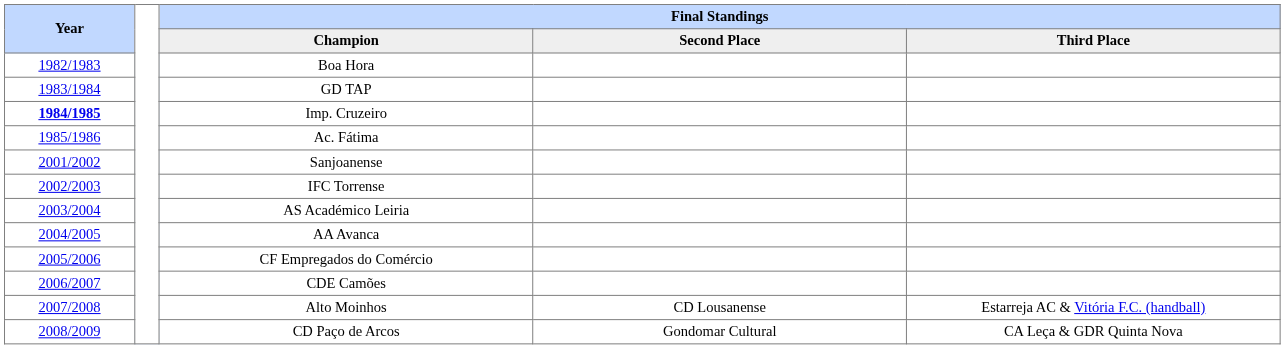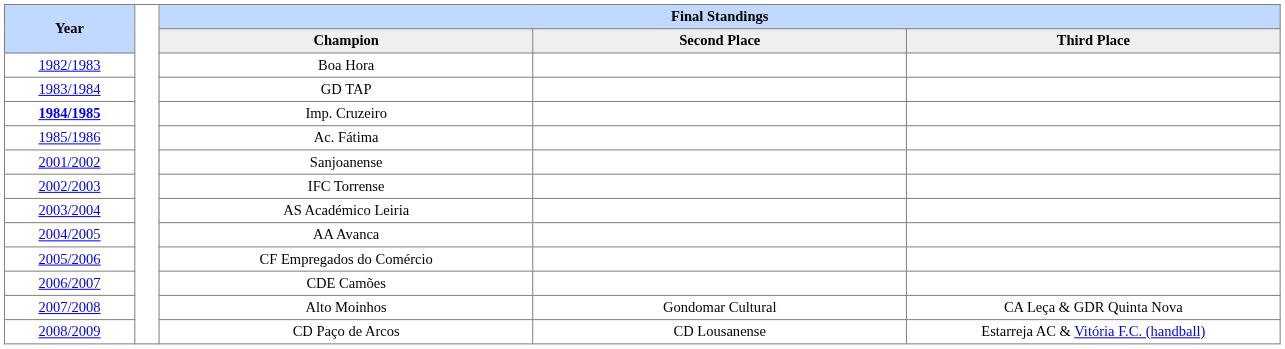(720, 307) CD Lousanense -> (720, 307) Gondomar Cultural
(1093, 307) Estarreja AC & Vitória F.C. (handball) -> (1093, 307) CA Leça & GDR Quinta Nova
(720, 331) Gondomar Cultural -> (720, 331) CD Lousanense
(1093, 331) CA Leça & GDR Quinta Nova -> (1093, 331) Estarreja AC & Vitória F.C. (handball)
